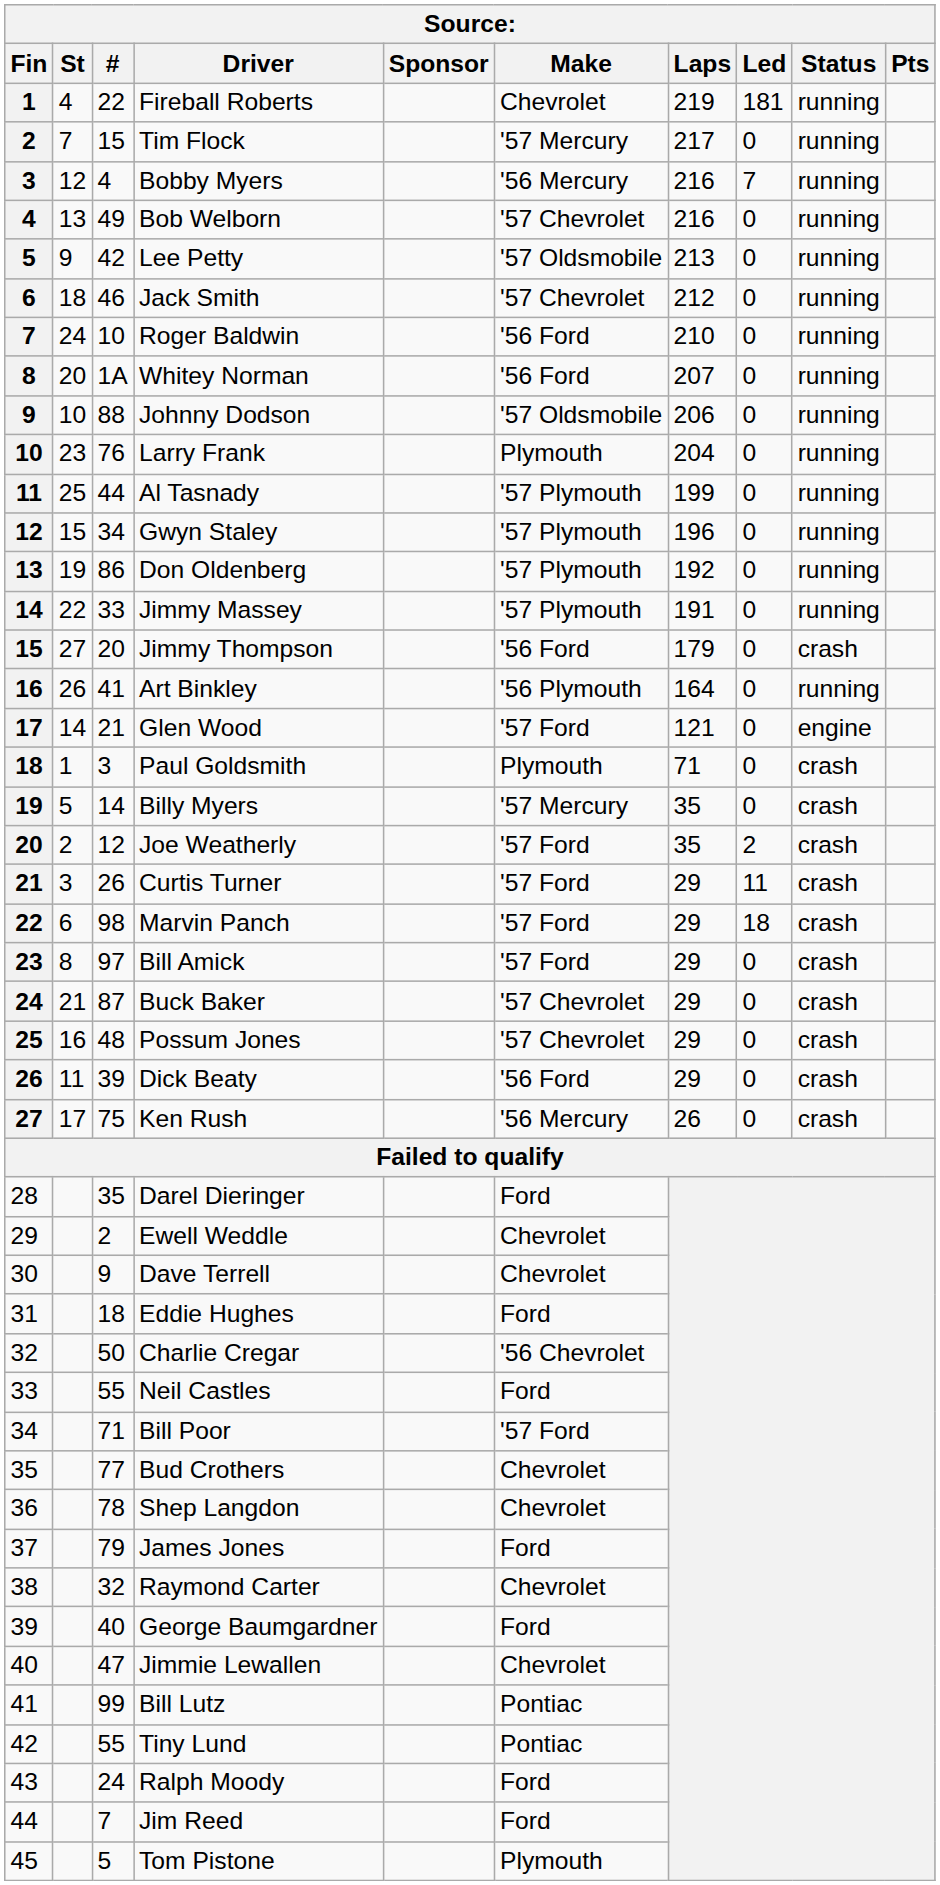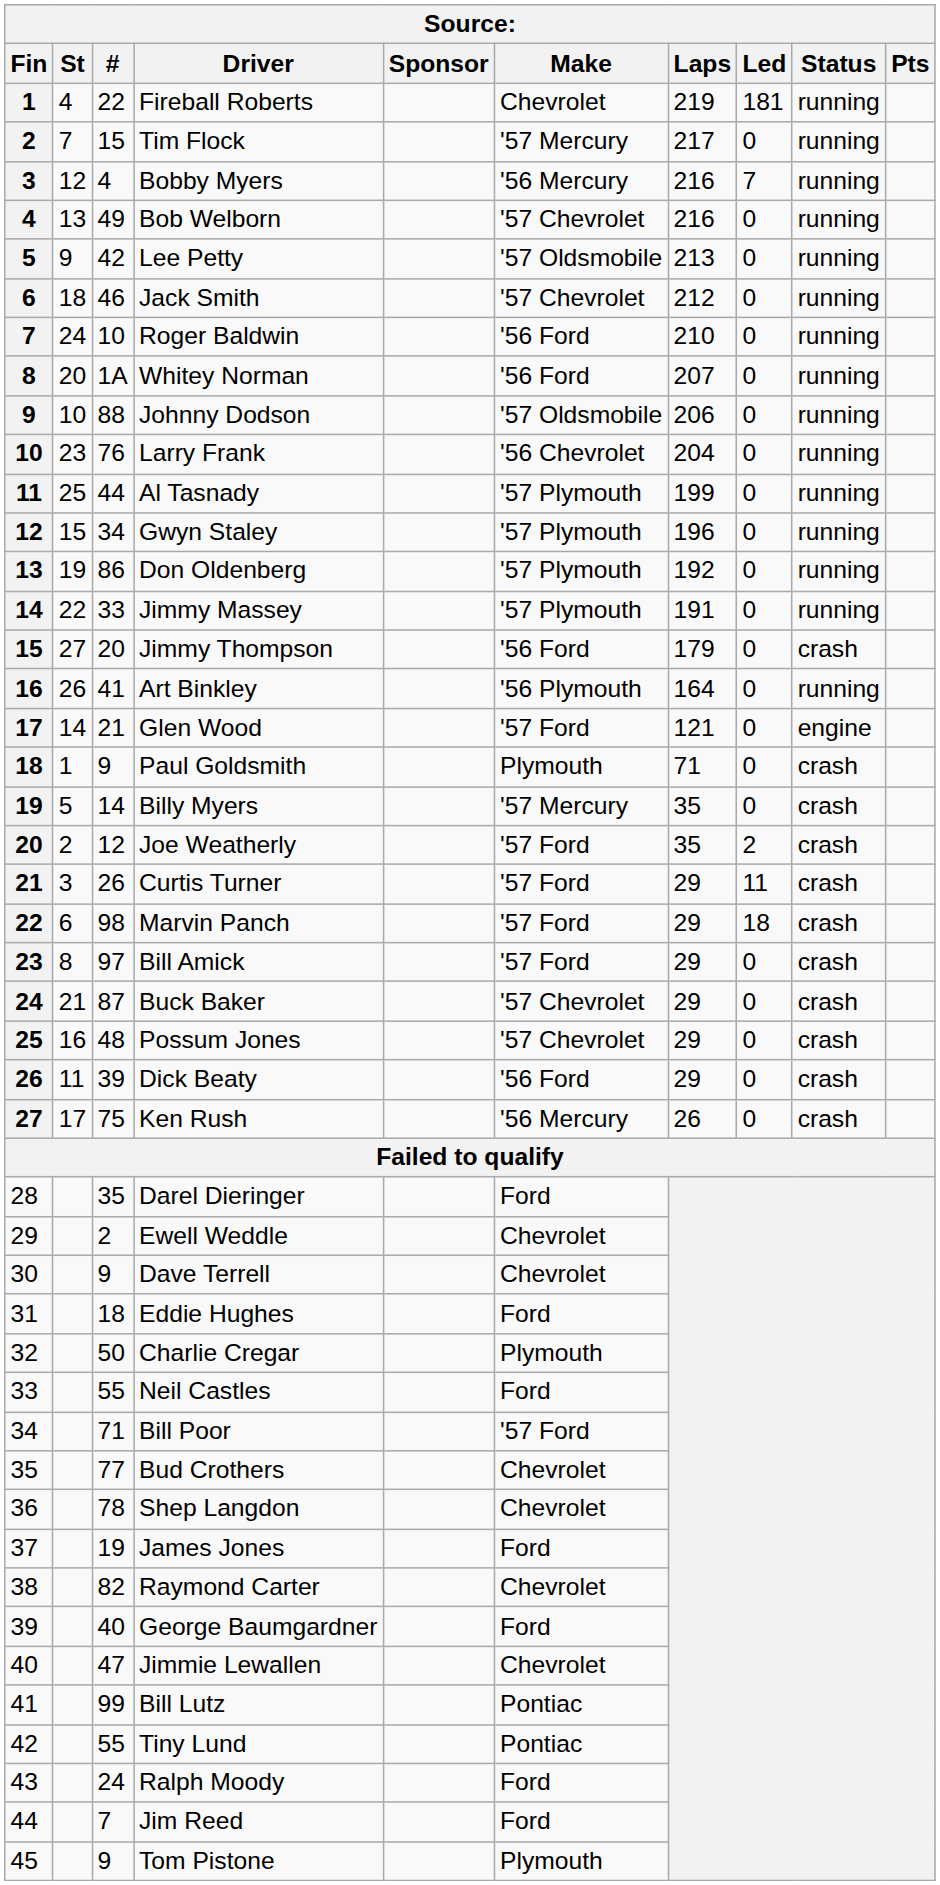(551, 453) Plymouth -> (572, 453) '56 Chevrolet
(104, 766) 3 -> (104, 766) 9
(572, 1352) '56 Chevrolet -> (551, 1352) Plymouth
(111, 1548) 79 -> (111, 1548) 19
(111, 1587) 32 -> (111, 1587) 82
(104, 1860) 5 -> (104, 1860) 9
